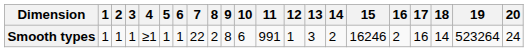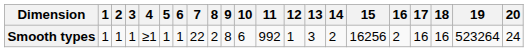(270, 36) 991 -> (270, 36) 992
(368, 36) 16246 -> (368, 36) 16256
(442, 36) 14 -> (442, 36) 16
